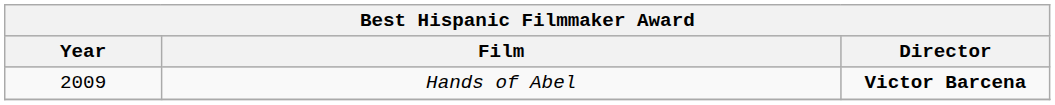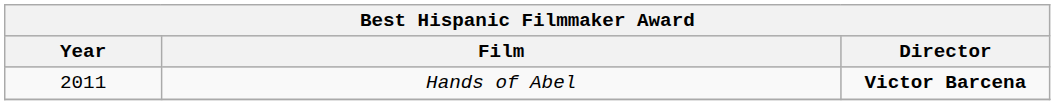(83, 83) 2009 -> (83, 83) 2011
